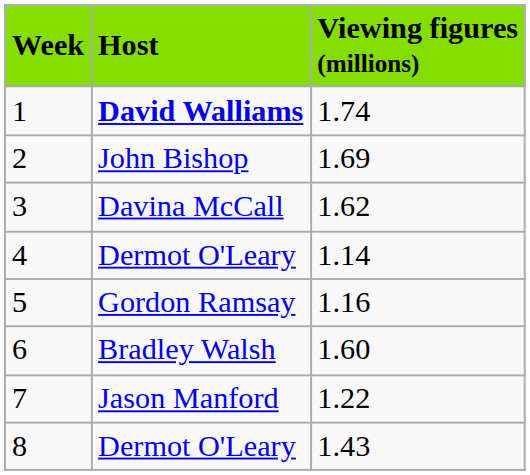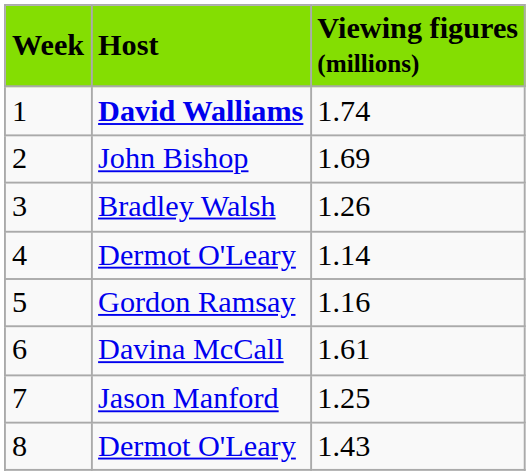(191, 206) Davina McCall -> (187, 206) Bradley Walsh
(344, 206) 1.62 -> (344, 206) 1.26
(187, 350) Bradley Walsh -> (191, 350) Davina McCall
(344, 350) 1.60 -> (344, 350) 1.61
(344, 398) 1.22 -> (344, 398) 1.25
